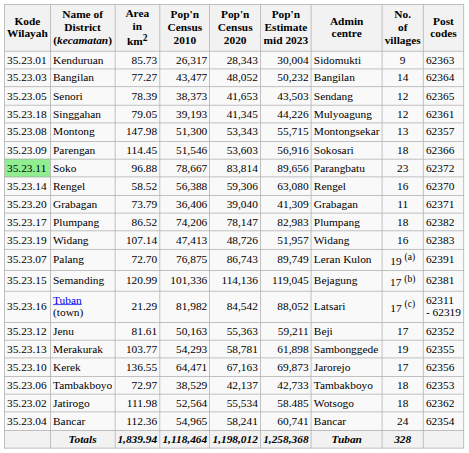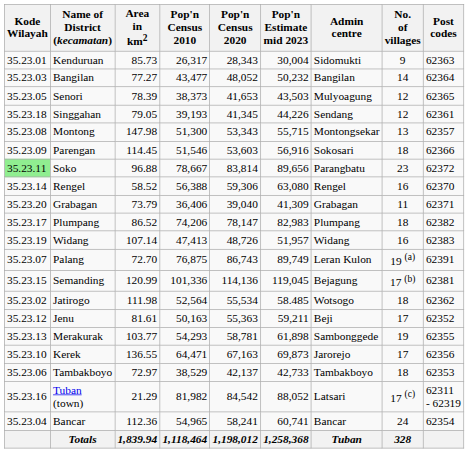(333, 96) Sendang -> (343, 96) Mulyoagung
(343, 114) Mulyoagung -> (333, 114) Sendang
rows swapped: (68, 306) <-> (71, 403)
